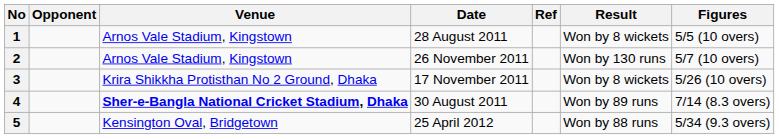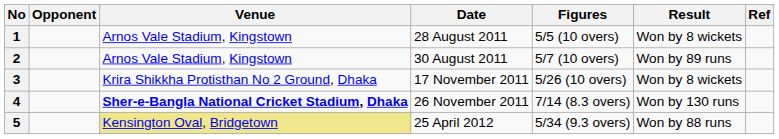columns swapped: (723, 15) <-> (546, 15)
(471, 58) 26 November 2011 -> (461, 58) 30 August 2011
(614, 58) Won by 130 runs -> (684, 58) Won by 89 runs
(461, 101) 30 August 2011 -> (471, 101) 26 November 2011
(611, 101) Won by 89 runs -> (688, 101) Won by 130 runs
(190, 123) no background -> (190, 123) khaki background
